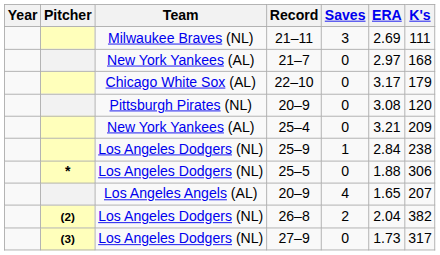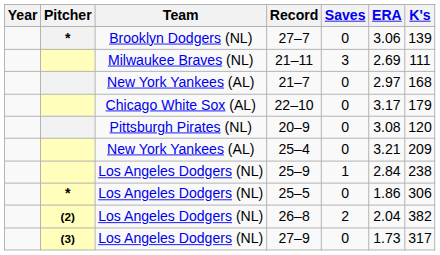+ row: (181, 37)
(387, 171) 1.88 -> (387, 194) 1.86
- row: (181, 194)
